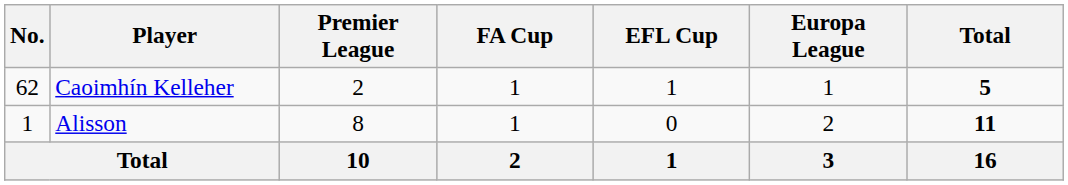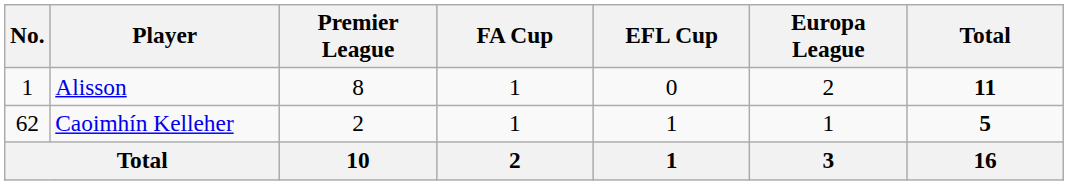rows swapped: (91, 123) <-> (144, 86)
